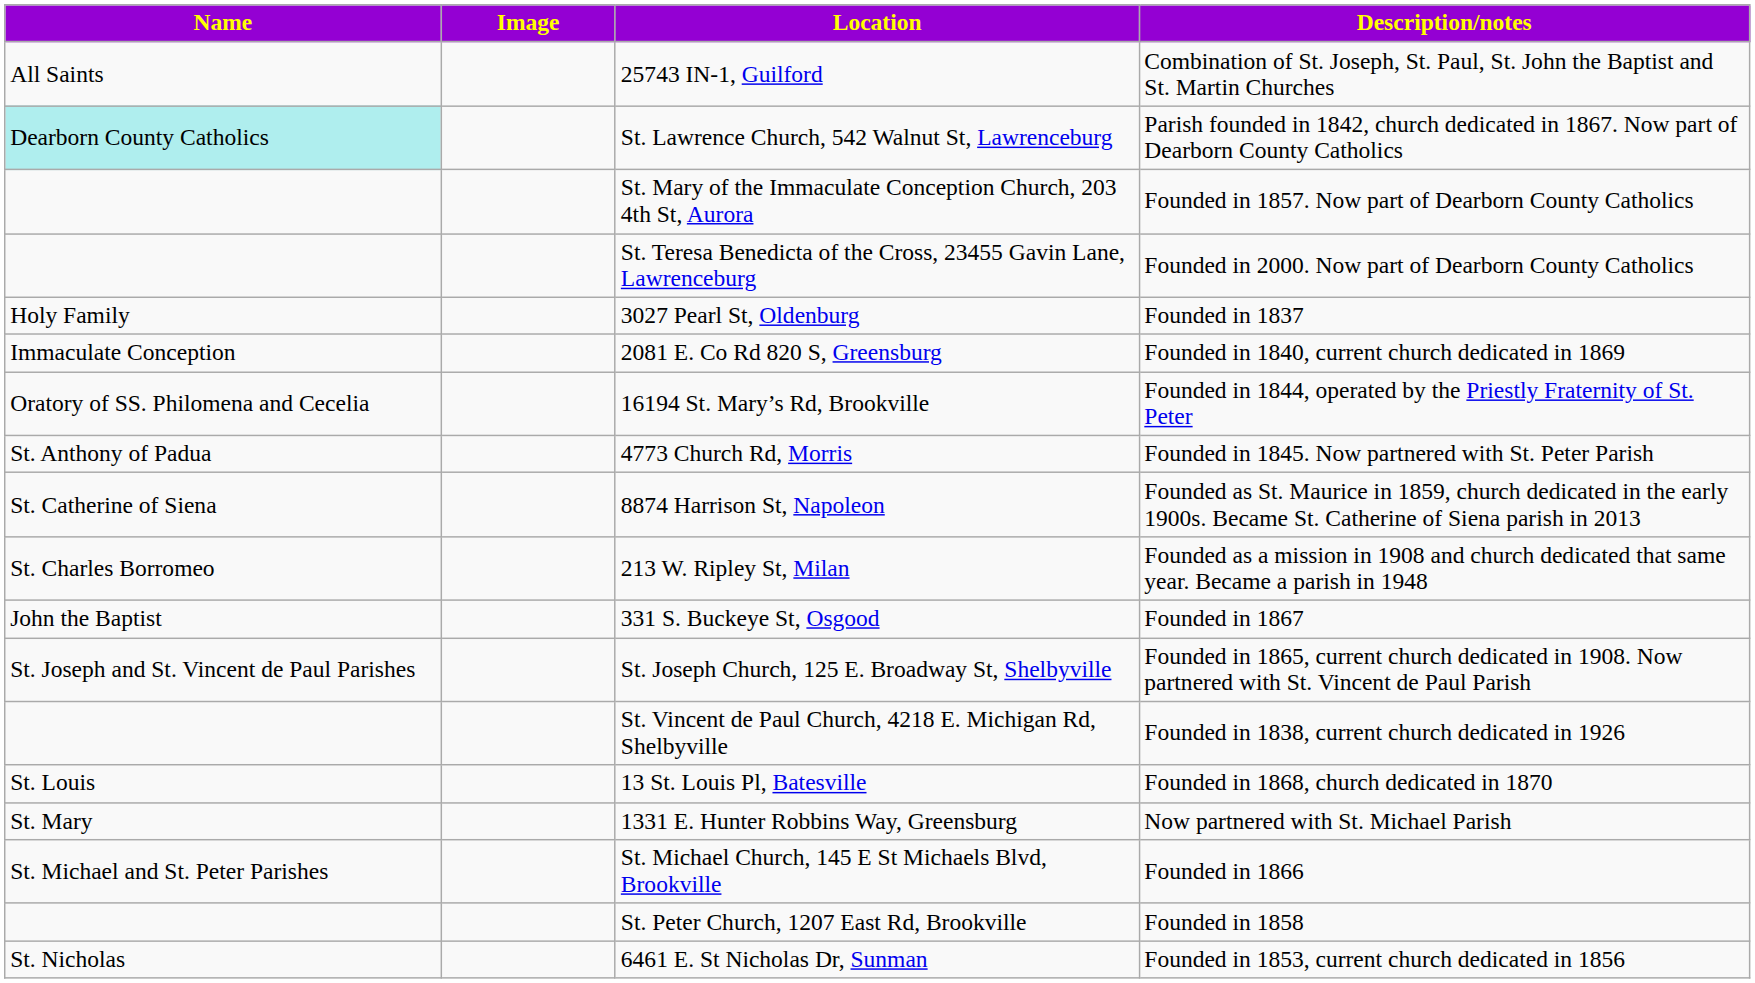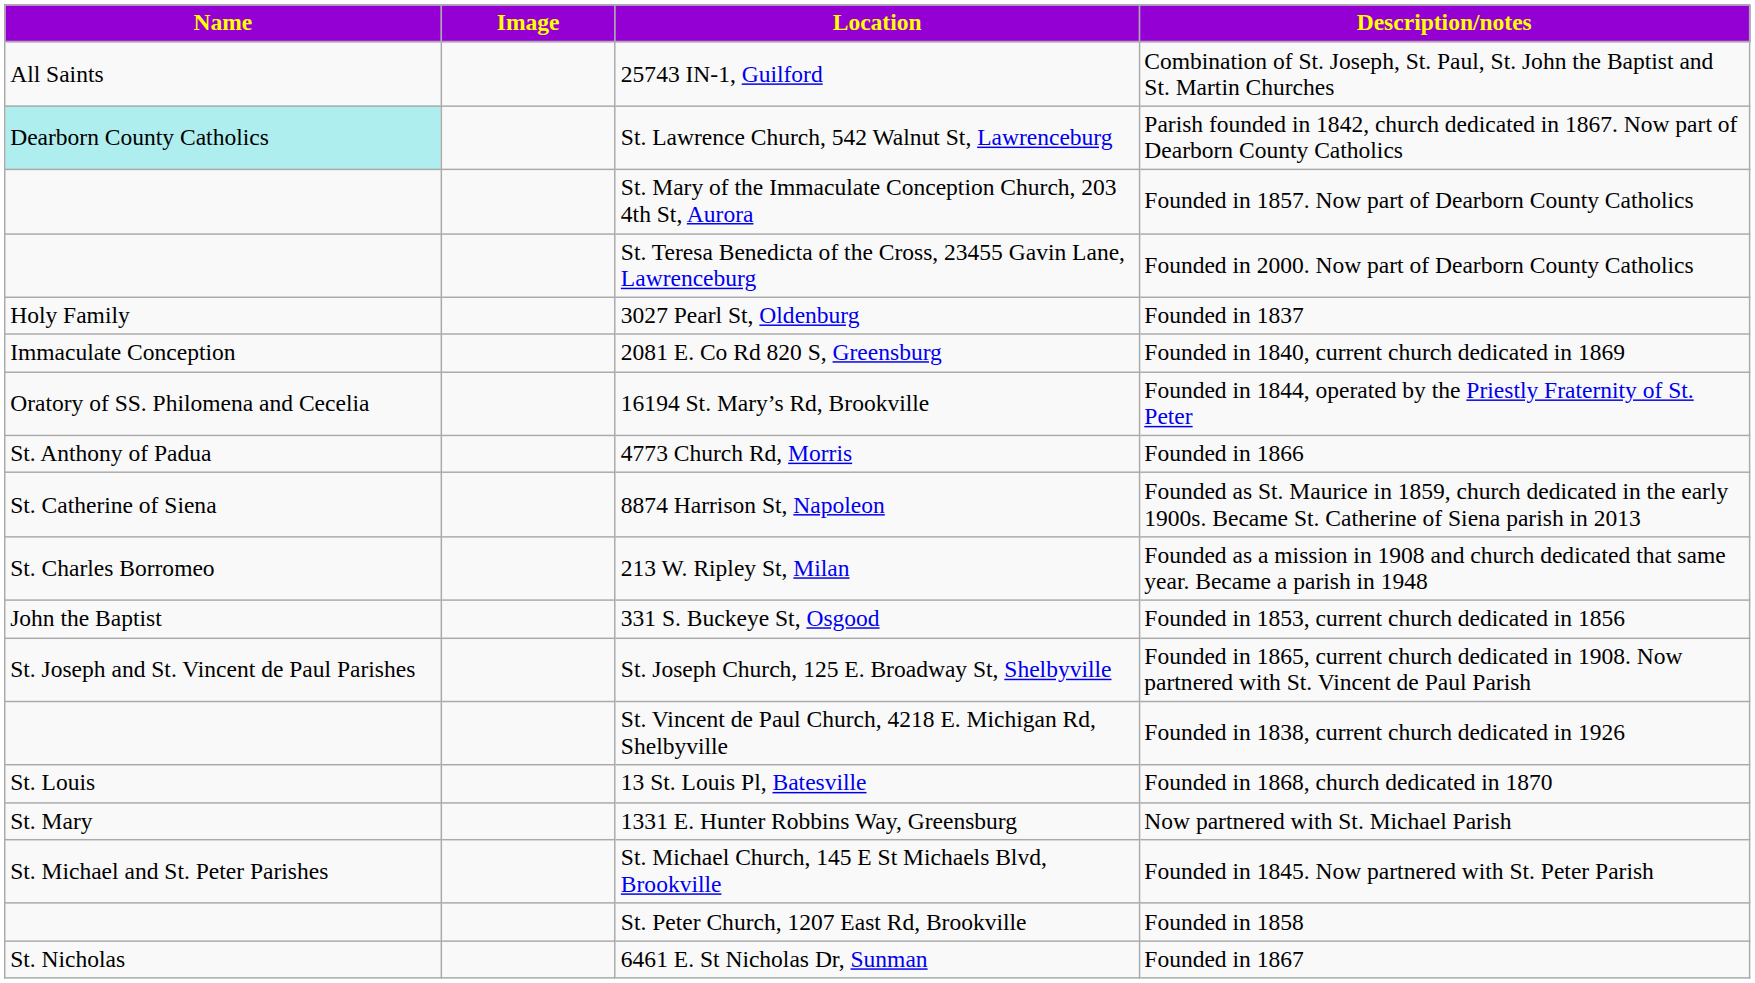(1399, 453) Founded in 1845. Now partnered with St. Peter Parish -> (1224, 453) Founded in 1866
(1224, 618) Founded in 1867 -> (1385, 618) Founded in 1853, current church dedicated in 1856
(1224, 871) Founded in 1866 -> (1399, 871) Founded in 1845. Now partnered with St. Peter Parish
(1385, 959) Founded in 1853, current church dedicated in 1856 -> (1224, 959) Founded in 1867
